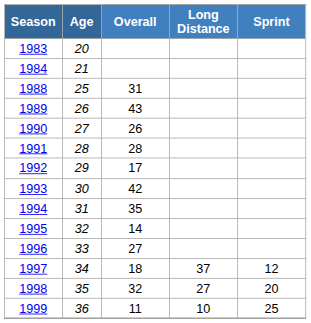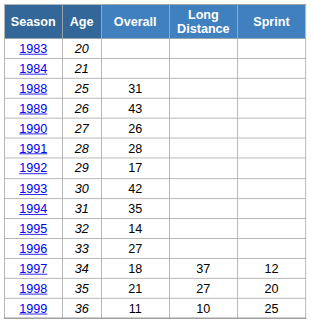(135, 288) 32 -> (135, 288) 21
